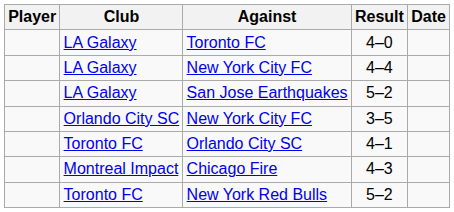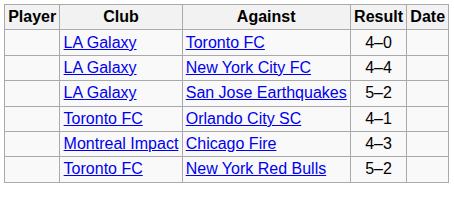- row: (249, 118)
